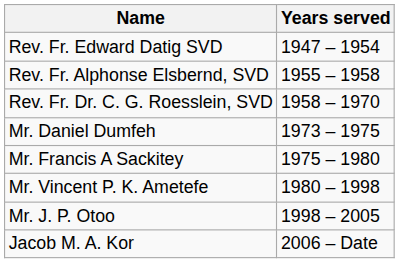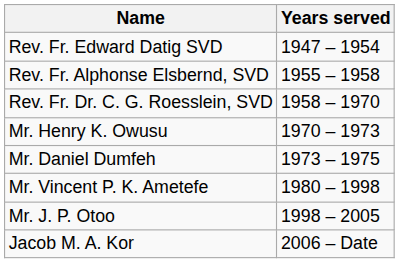+ row: (88, 131)
- row: (96, 159)
